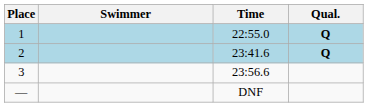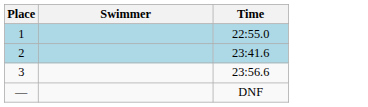- column: (326, 14)
